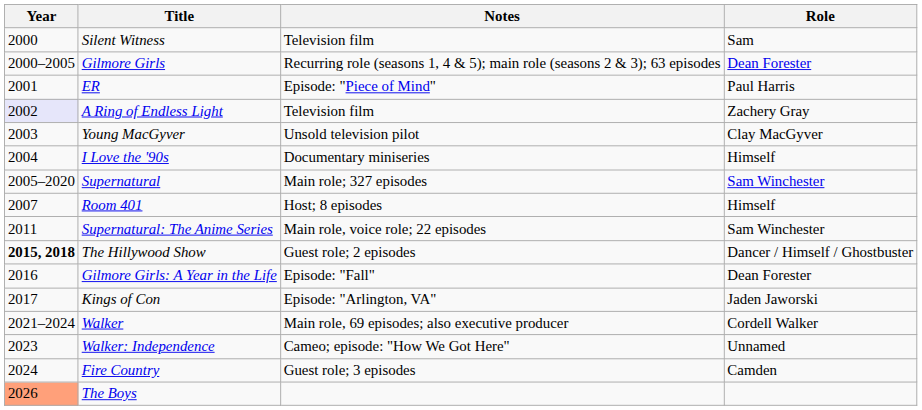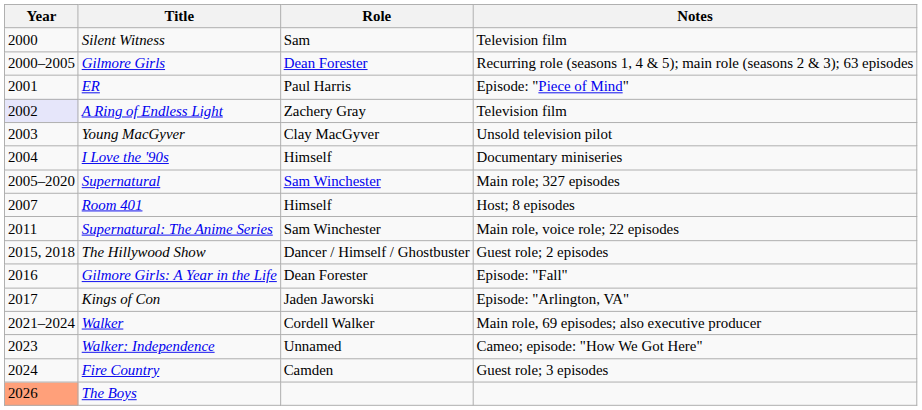columns swapped: (820, 16) <-> (502, 16)
(41, 252) bold -> (41, 252) normal
